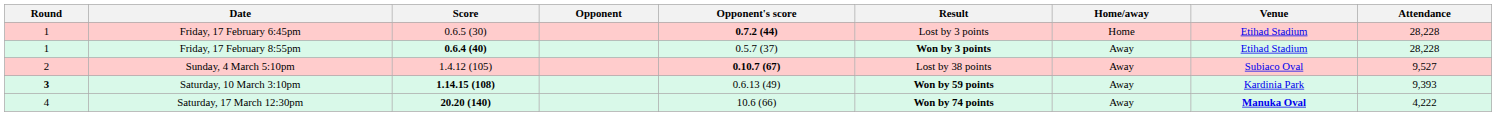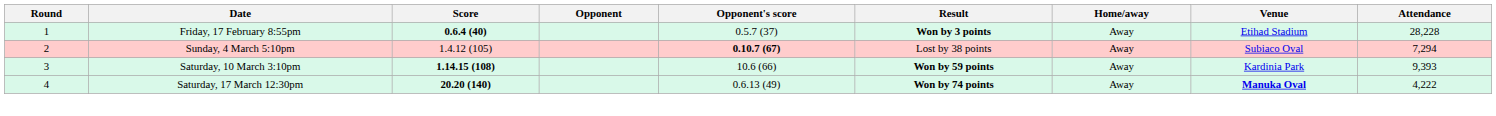- row: (240, 31)
(1425, 67) 9,527 -> (1425, 49) 7,294
(46, 85) bold -> (46, 67) normal
(757, 85) 0.6.13 (49) -> (757, 67) 10.6 (66)
(757, 102) 10.6 (66) -> (757, 85) 0.6.13 (49)
